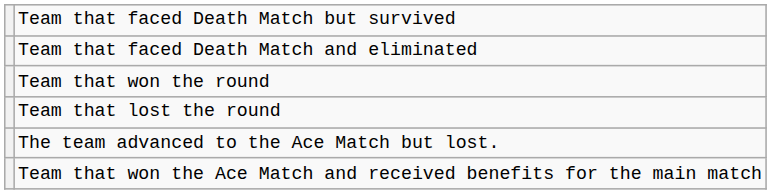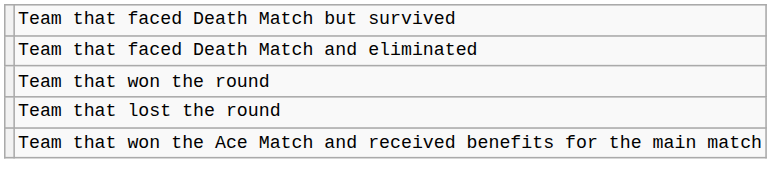- row: (259, 142)
